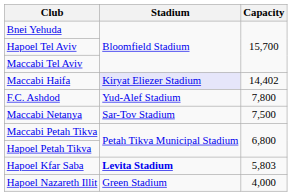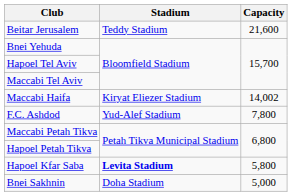+ row: (43, 30)
(152, 81) lavender background -> (152, 98) no background
(264, 81) 14,402 -> (264, 98) 14,002
- row: (44, 115)
(264, 166) 5,803 -> (264, 166) 5,800
+ row: (36, 183)
- row: (52, 183)
